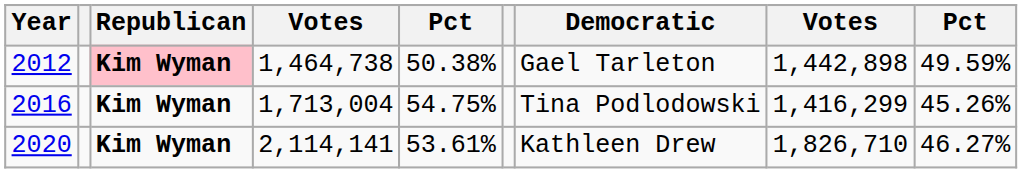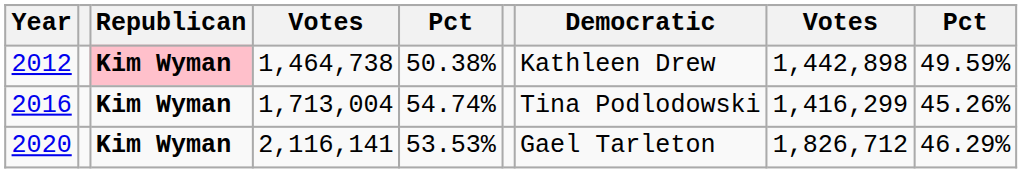(618, 66) Gael Tarleton -> (618, 66) Kathleen Drew
(451, 106) 54.75% -> (451, 106) 54.74%
(326, 147) 2,114,141 -> (326, 147) 2,116,141
(451, 147) 53.61% -> (451, 147) 53.53%
(618, 147) Kathleen Drew -> (618, 147) Gael Tarleton
(840, 147) 1,826,710 -> (840, 147) 1,826,712
(965, 147) 46.27% -> (965, 147) 46.29%
